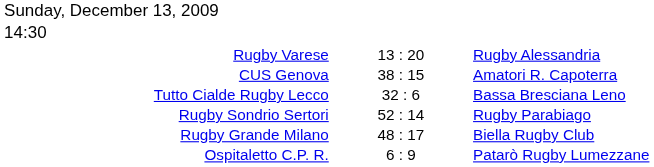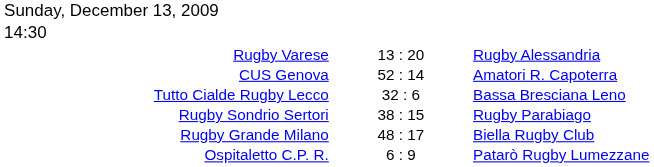(401, 74) 38 : 15 -> (401, 74) 52 : 14
(401, 115) 52 : 14 -> (401, 115) 38 : 15
